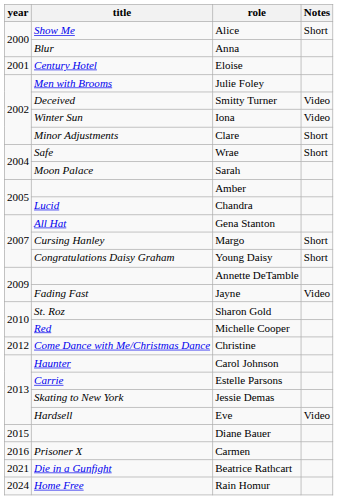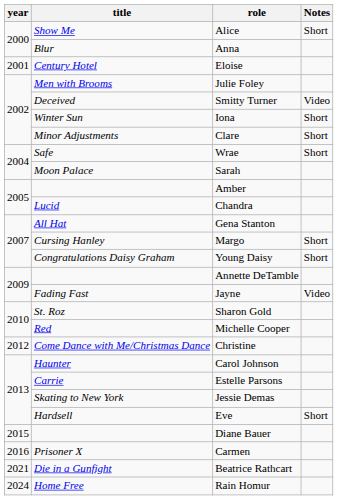(317, 118) Video -> (316, 118) Short
(317, 415) Video -> (316, 415) Short
